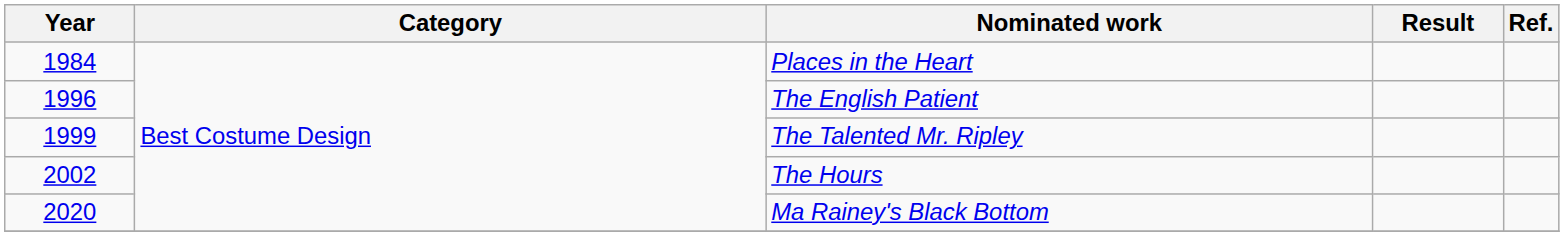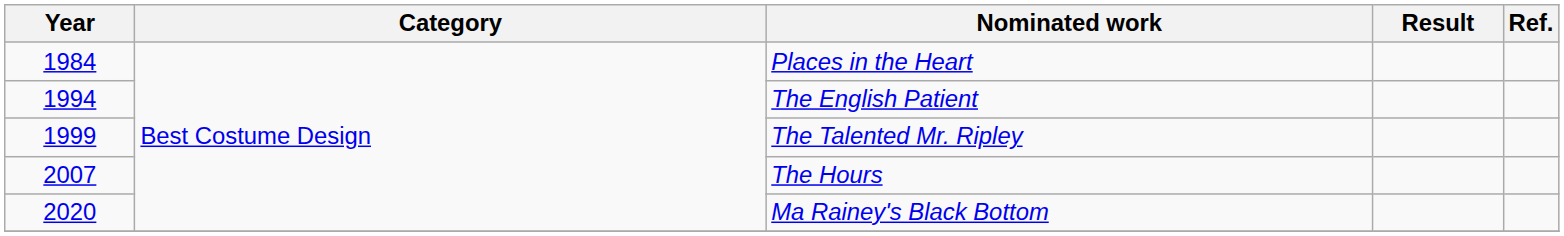(70, 99) 1996 -> (70, 99) 1994
(70, 174) 2002 -> (70, 174) 2007
